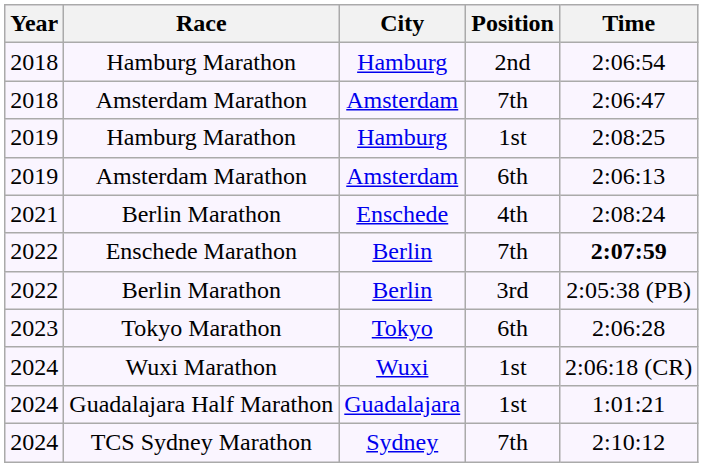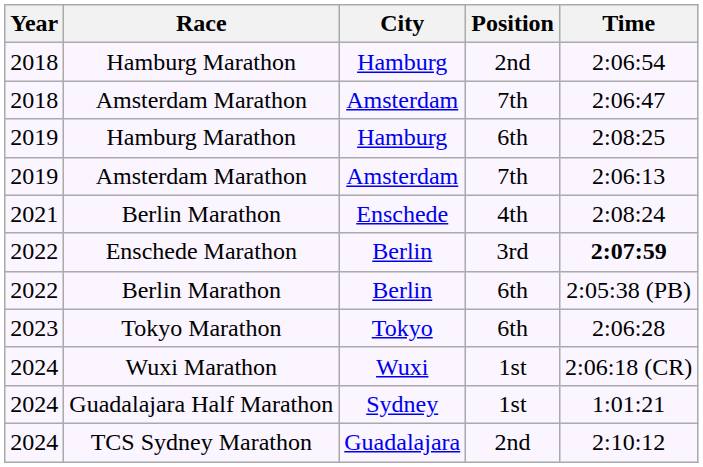(513, 137) 1st -> (513, 137) 6th
(513, 175) 6th -> (513, 175) 7th
(513, 251) 7th -> (513, 251) 3rd
(513, 289) 3rd -> (513, 289) 6th
(402, 404) Guadalajara -> (402, 404) Sydney
(402, 442) Sydney -> (402, 442) Guadalajara
(513, 442) 7th -> (513, 442) 2nd
